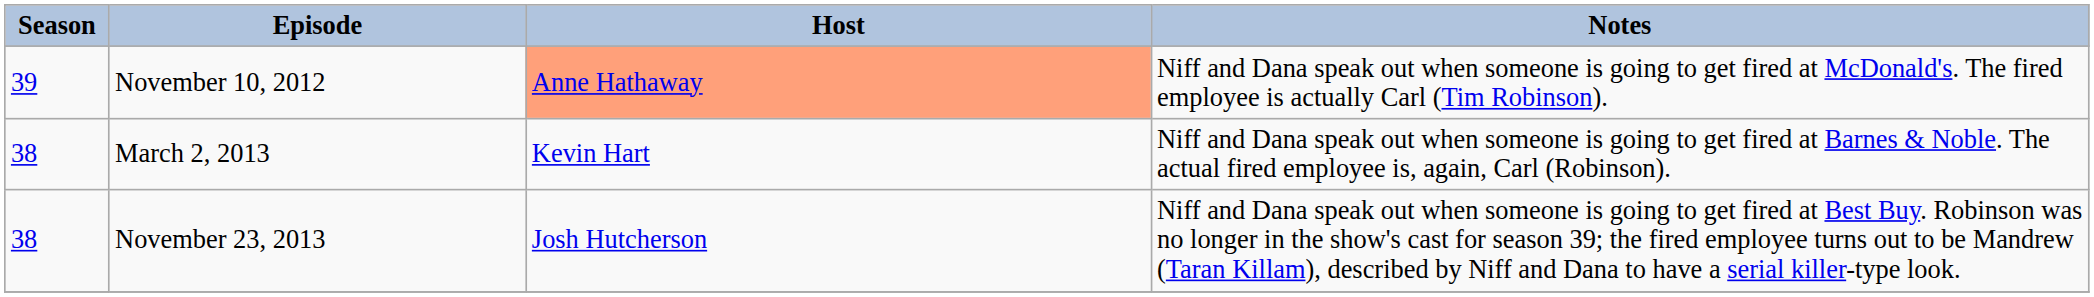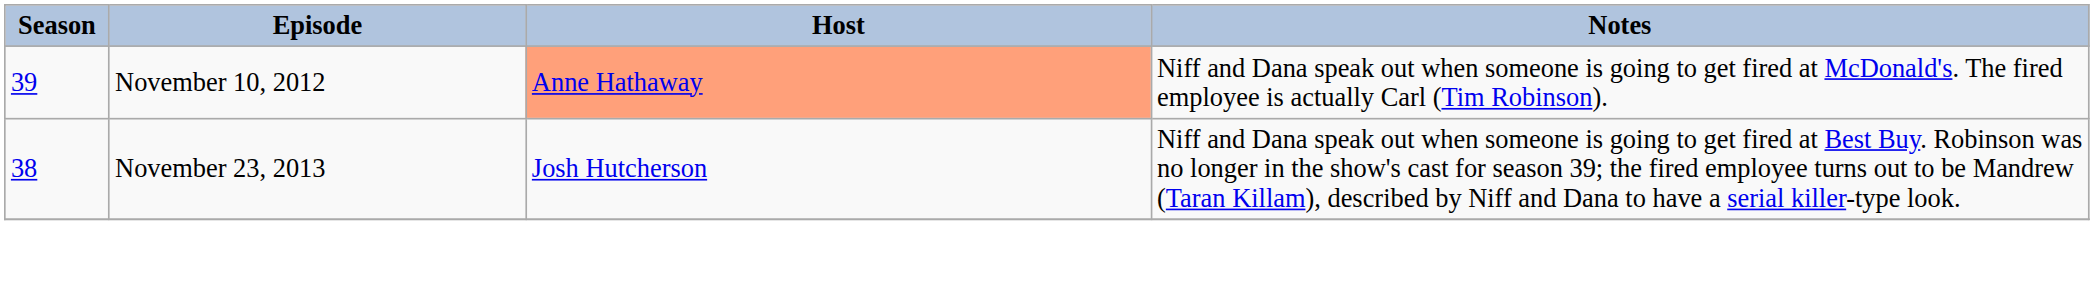- row: (192, 153)
